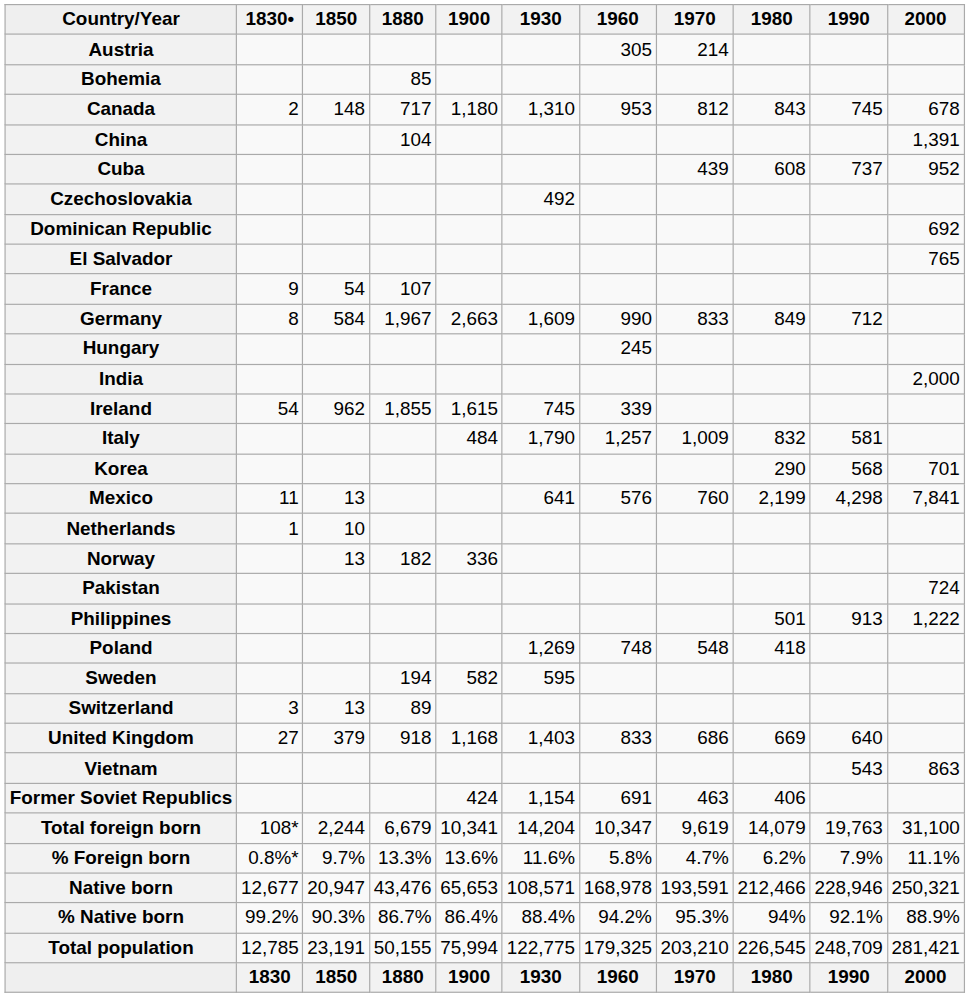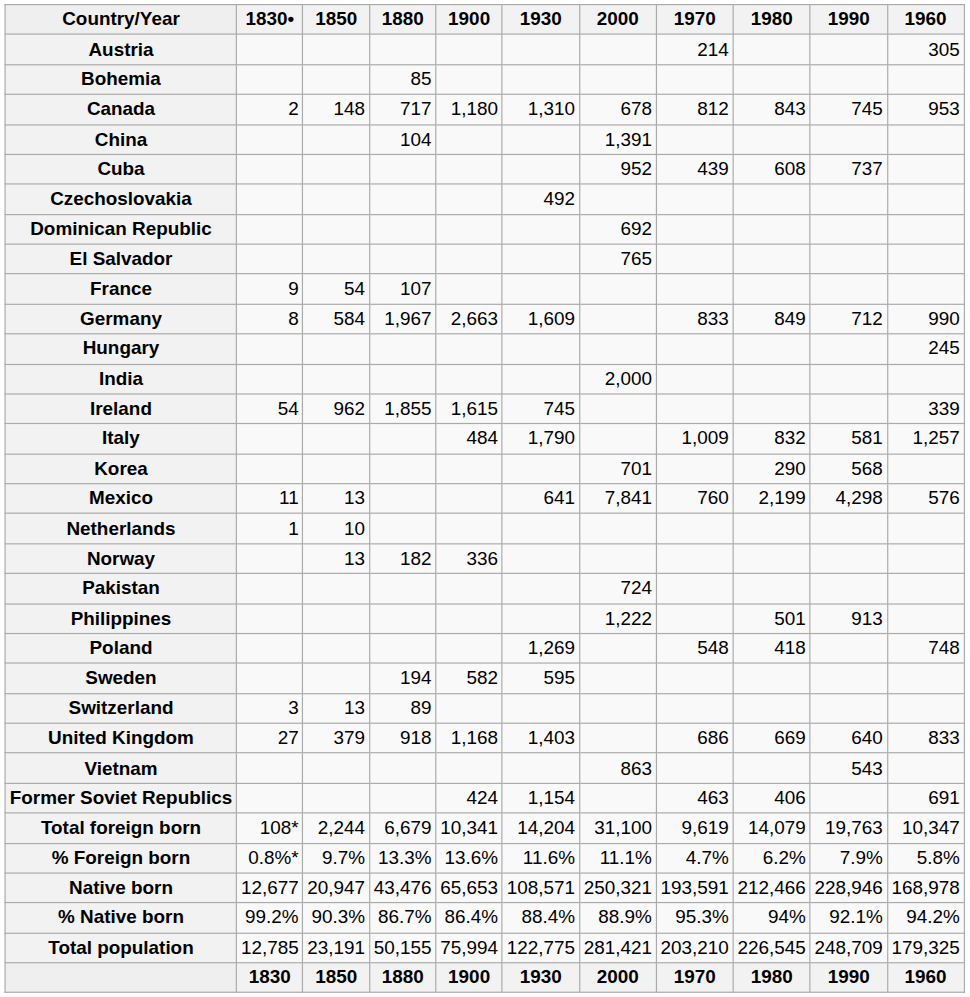columns swapped: (618, 19) <-> (926, 19)
